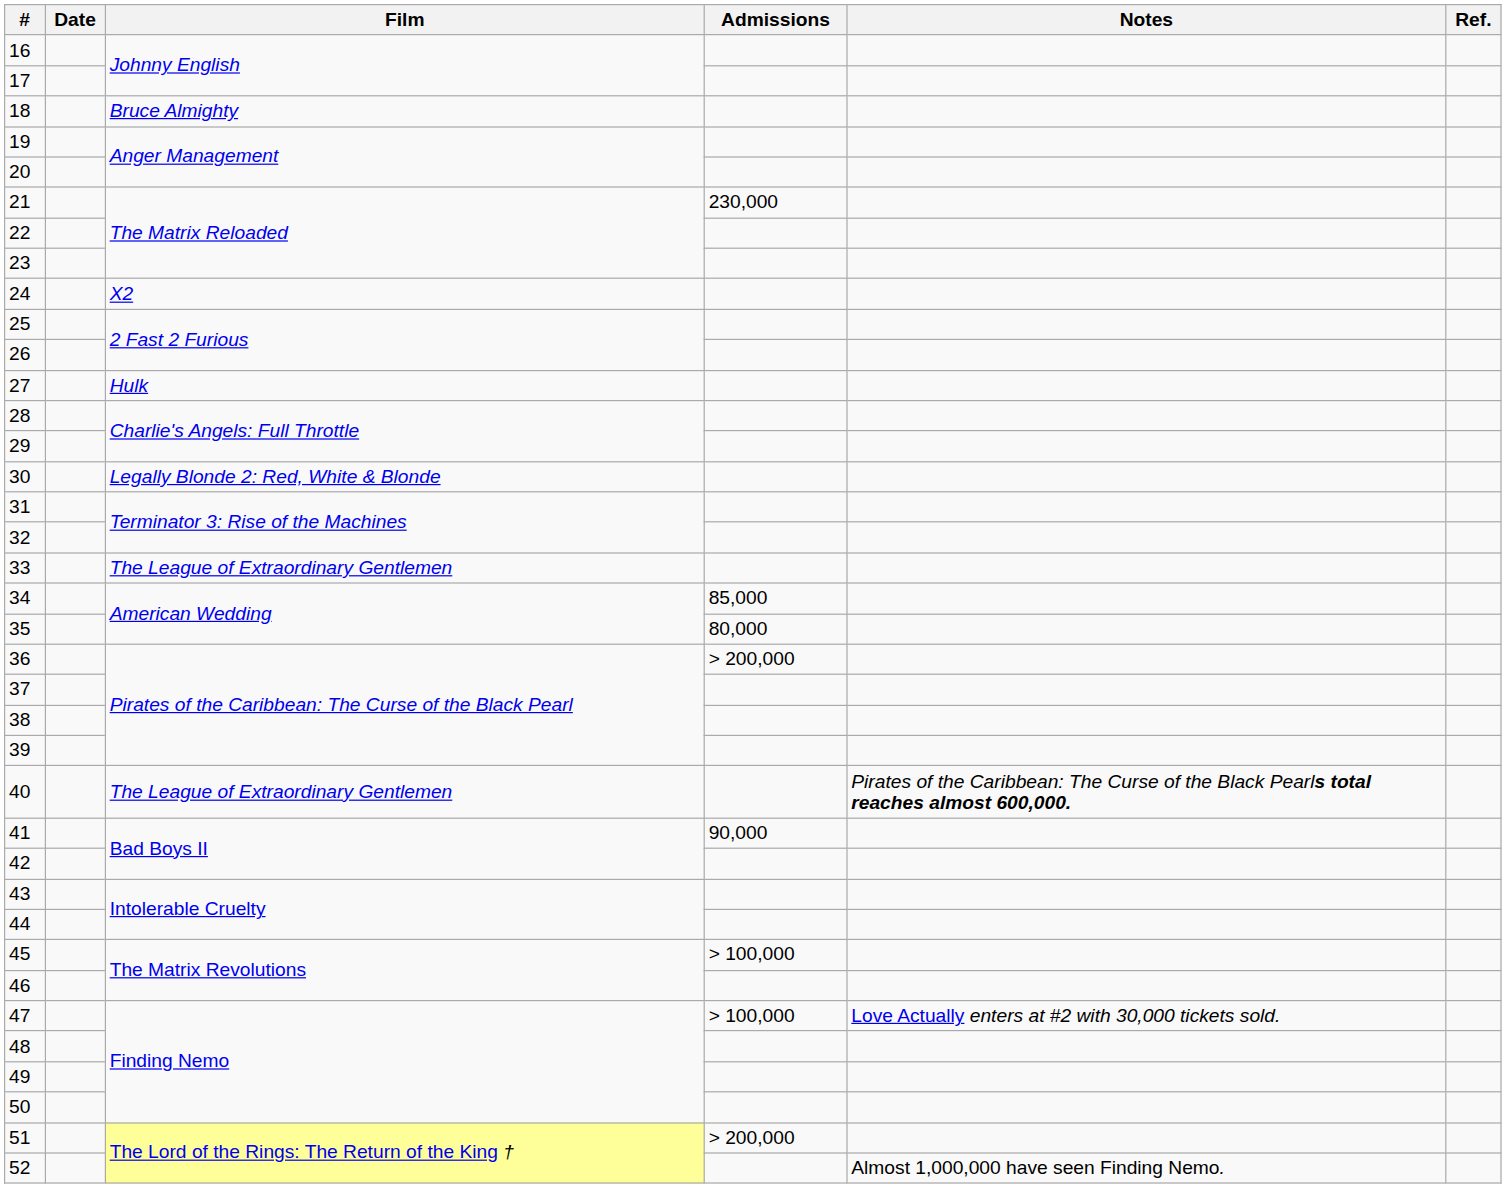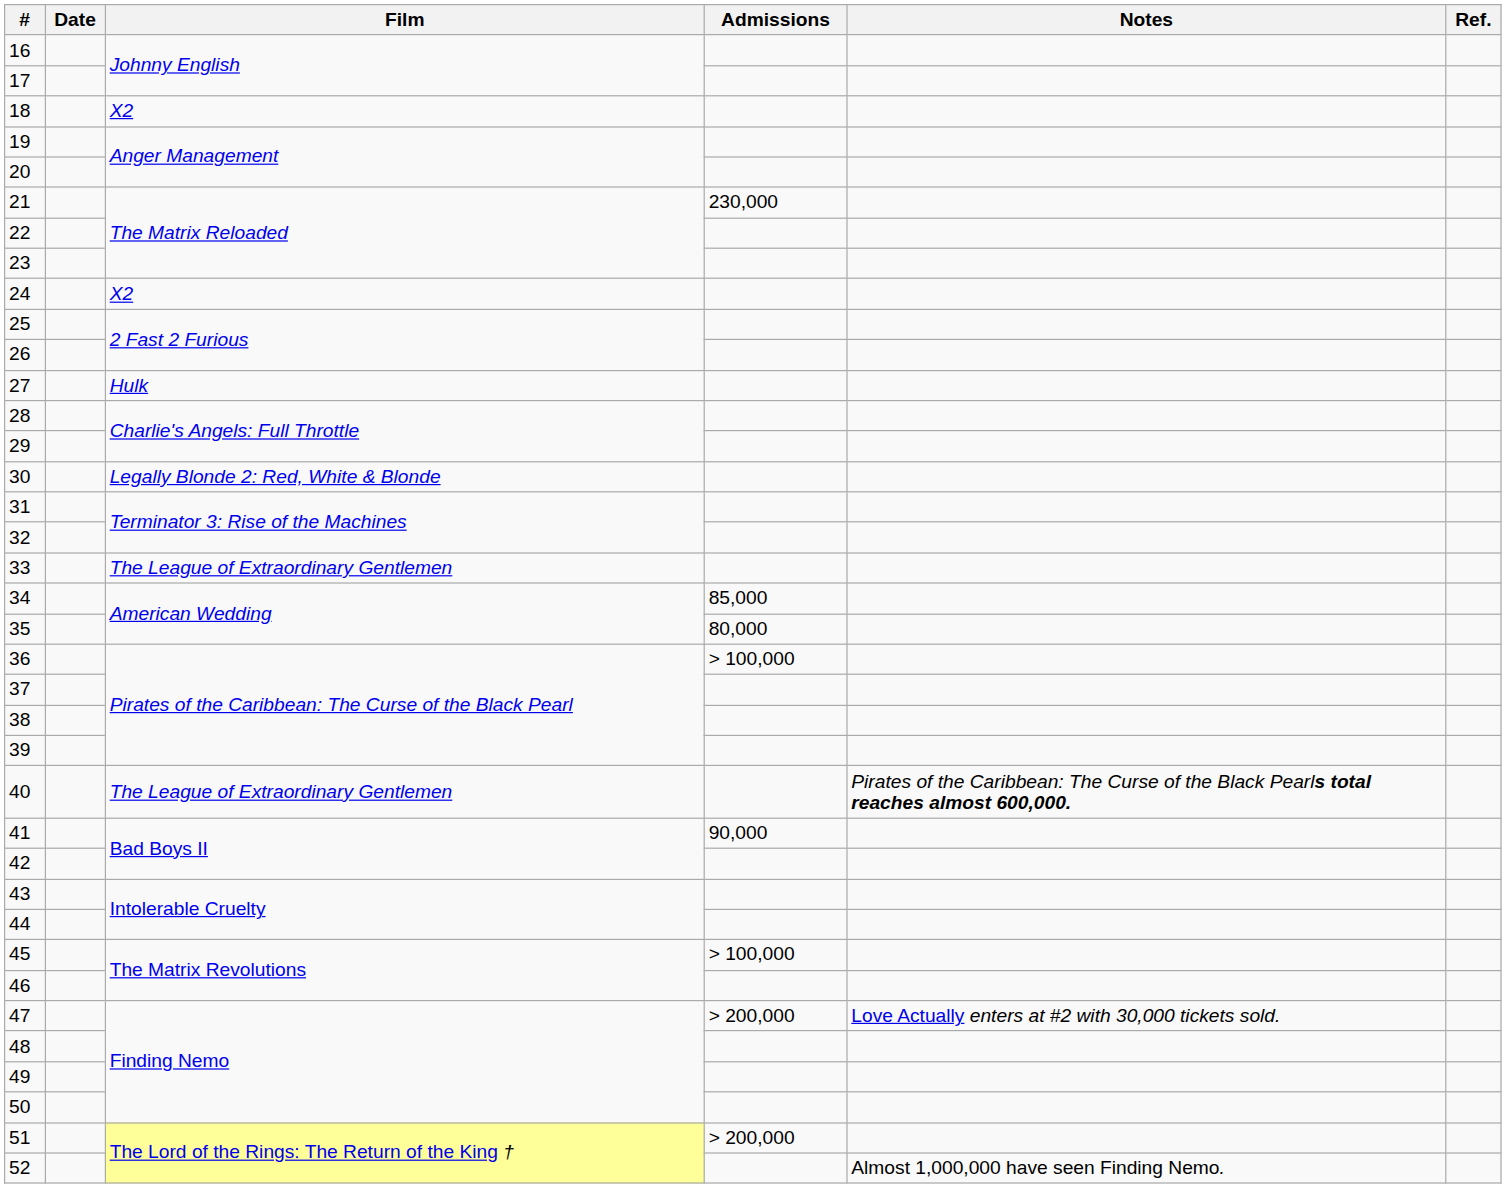(174, 111) Bruce Almighty -> (121, 111) X2
(752, 659) > 200,000 -> (752, 659) > 100,000
(752, 1015) > 100,000 -> (752, 1015) > 200,000
